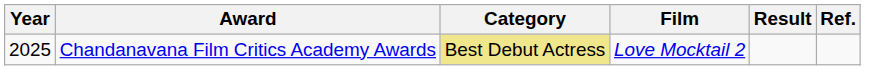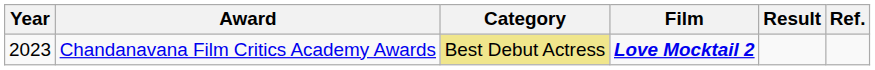(30, 49) 2025 -> (30, 49) 2023
(680, 49) normal -> (684, 49) bold
